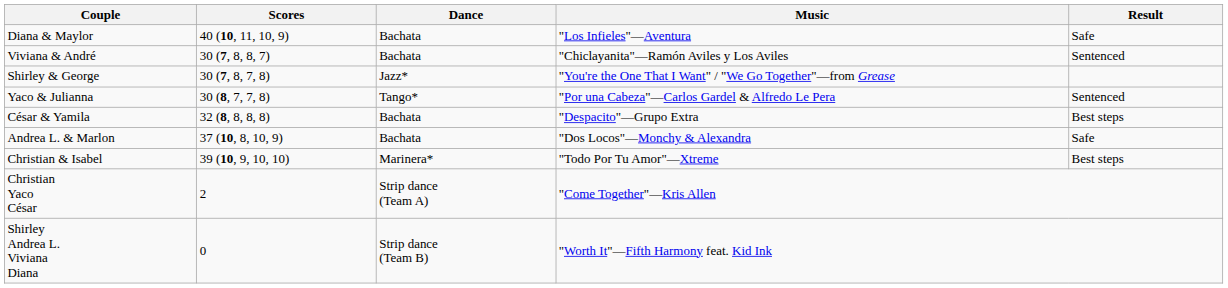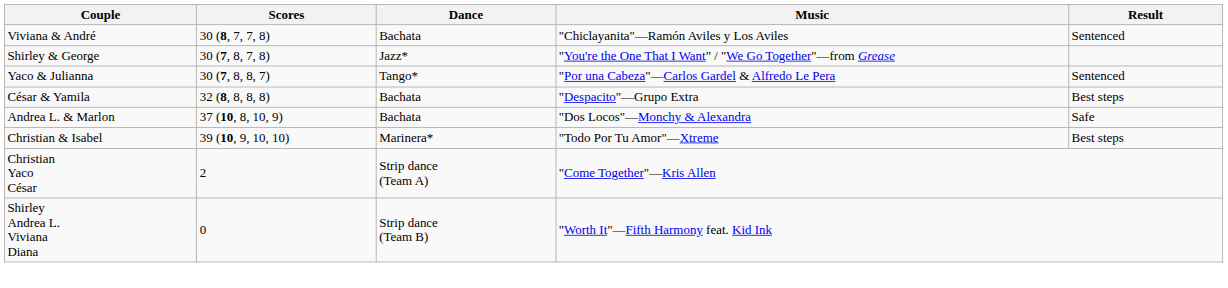- row: (50, 35)
(235, 55) 30 (7, 8, 8, 7) -> (235, 35) 30 (8, 7, 7, 8)
(235, 96) 30 (8, 7, 7, 8) -> (235, 76) 30 (7, 8, 8, 7)
